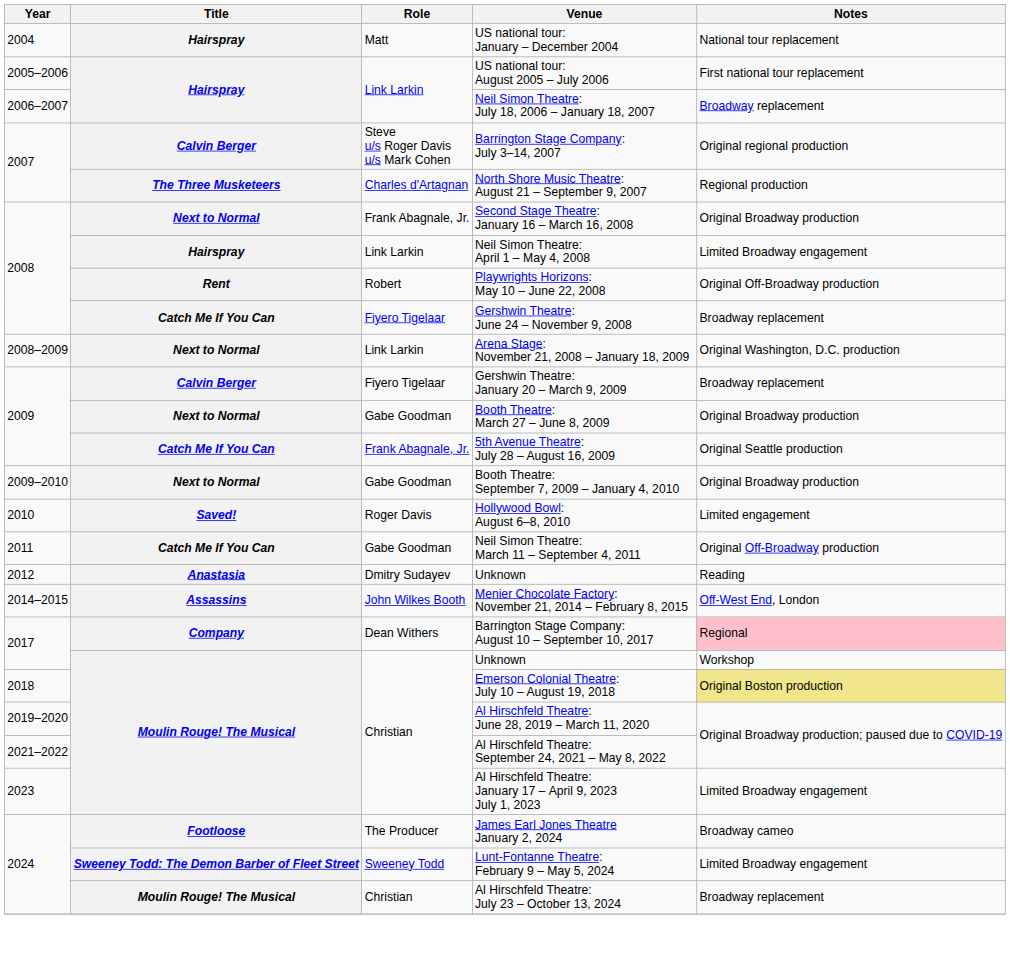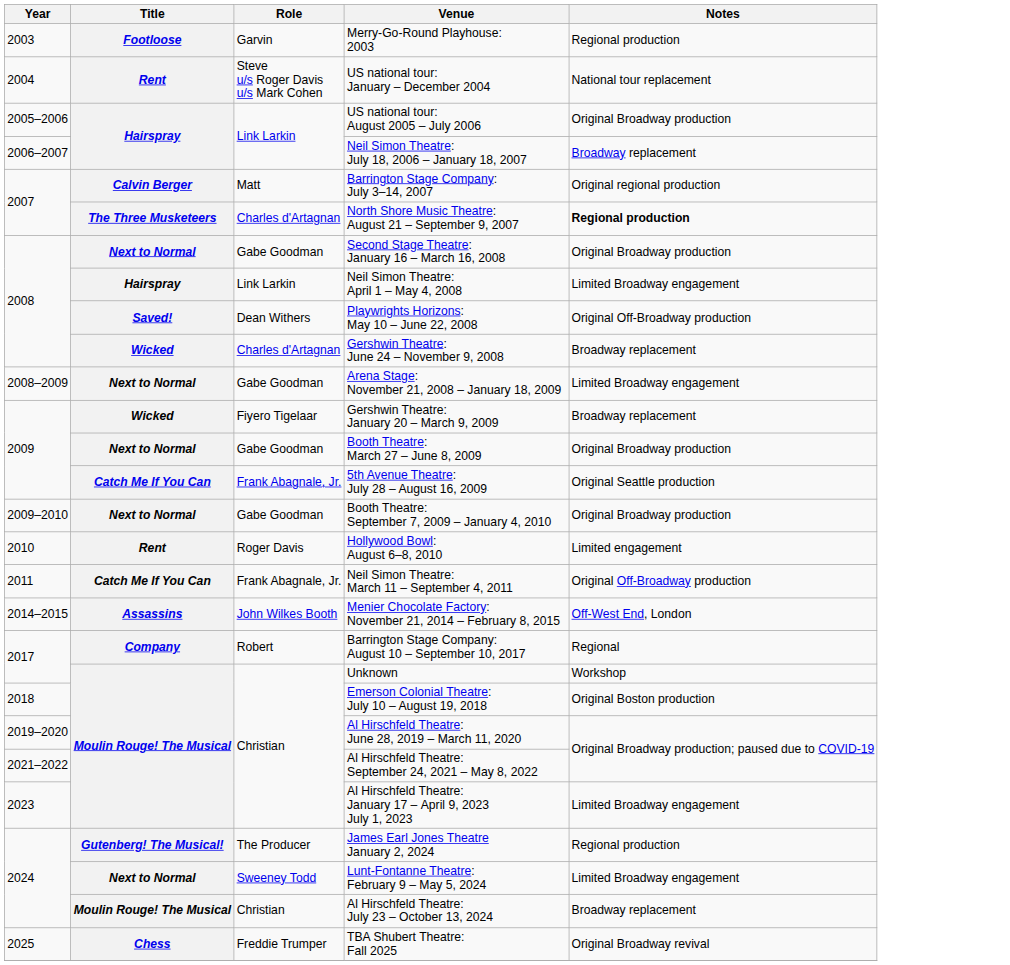+ row: (21, 40)
(216, 40) Hairspray -> (152, 80) Rent
(376, 40) Matt -> (280, 80) Steve u/s Roger Davis u/s Mark Cohen
(782, 73) First national tour replacement -> (651, 119) Original Broadway production
(408, 146) Steve u/s Roger Davis u/s Mark Cohen -> (248, 185) Matt
(754, 185) normal -> (631, 218) bold
(417, 218) Frank Abagnale, Jr. -> (280, 251) Gabe Goodman
(216, 284) Rent -> (152, 317) Saved!
(383, 284) Robert -> (273, 317) Dean Withers
(216, 317) Catch Me If You Can -> (152, 350) Wicked
(405, 317) Fiyero Tigelaar -> (289, 350) Charles d'Artagnan
(394, 350) Link Larkin -> (280, 383) Gabe Goodman
(800, 350) Original Washington, D.C. production -> (655, 383) Limited Broadway engagement
(216, 383) Calvin Berger -> (152, 416) Wicked
(216, 515) Saved! -> (152, 548) Rent
(408, 548) Gabe Goodman -> (289, 581) Frank Abagnale, Jr.
- row: (21, 574)
(401, 633) Dean Withers -> (255, 647) Robert
(723, 633) pink background -> (596, 647) no background
(771, 685) khaki background -> (643, 699) no background
(216, 831) Footloose -> (152, 845) Gutenberg! The Musical!
(746, 831) Broadway cameo -> (626, 845) Regional production
(216, 864) Sweeney Todd: The Demon Barber of Fleet Street -> (152, 878) Next to Normal
+ row: (21, 944)
